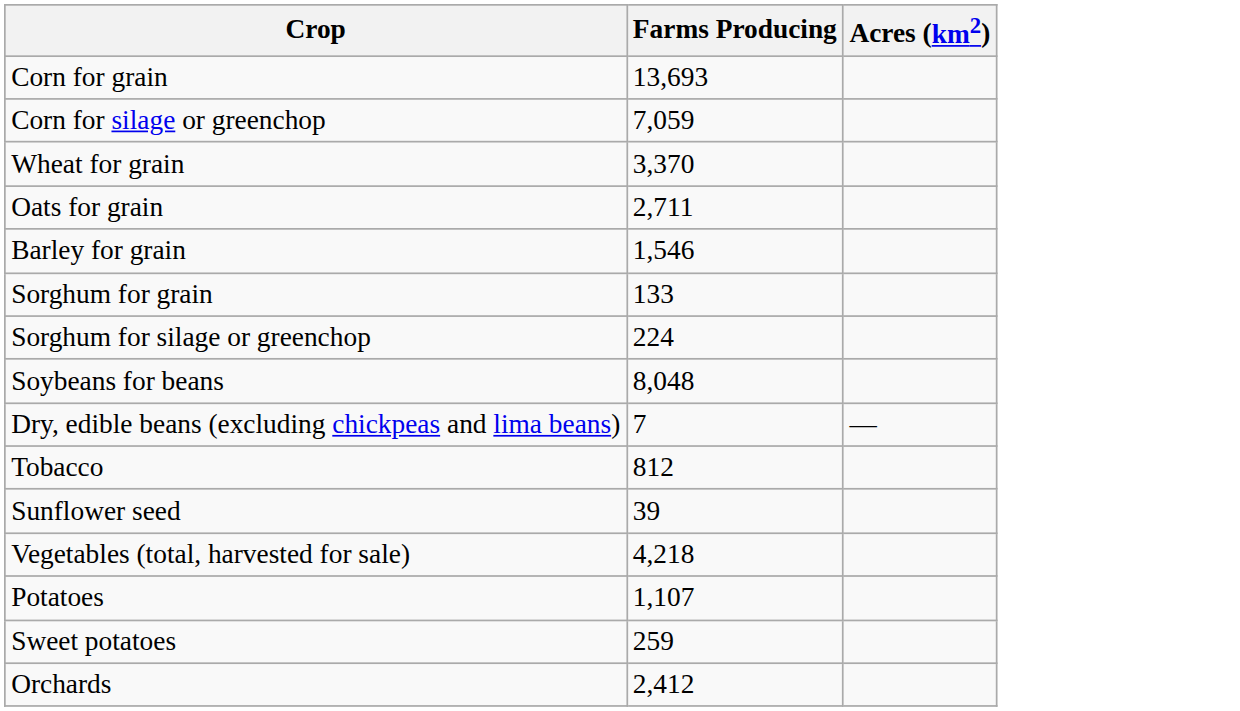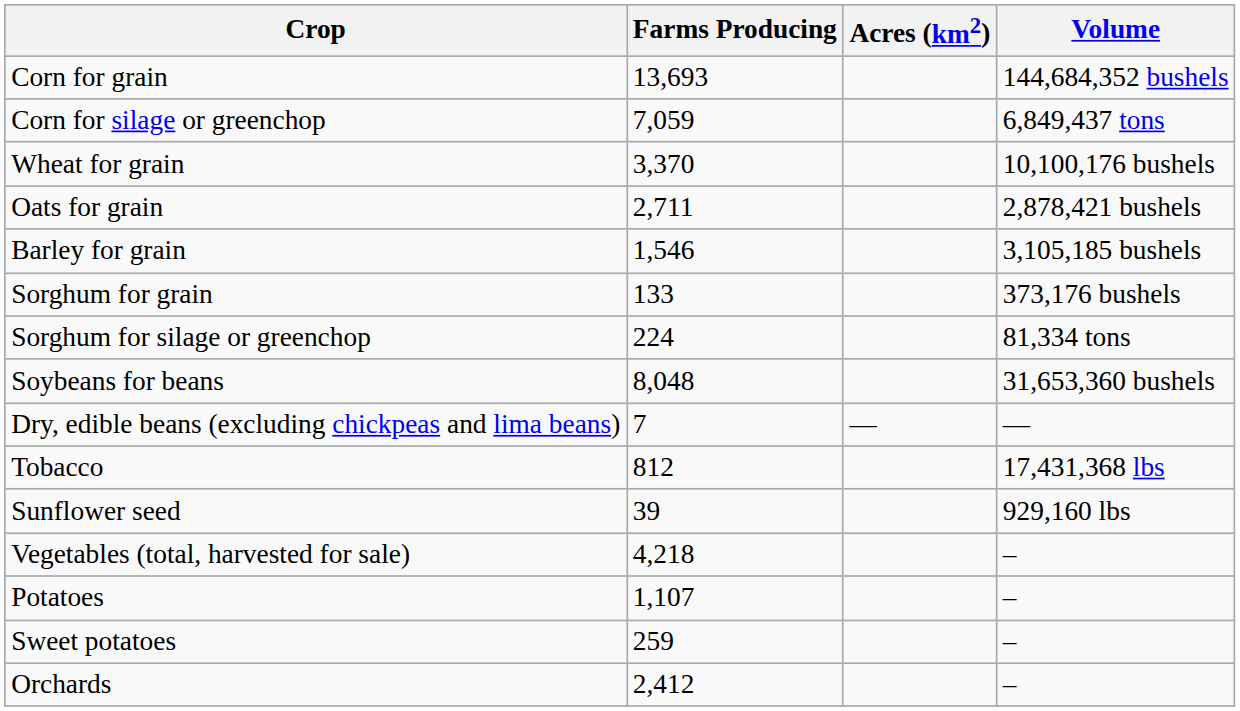+ column: (1116, 29)
